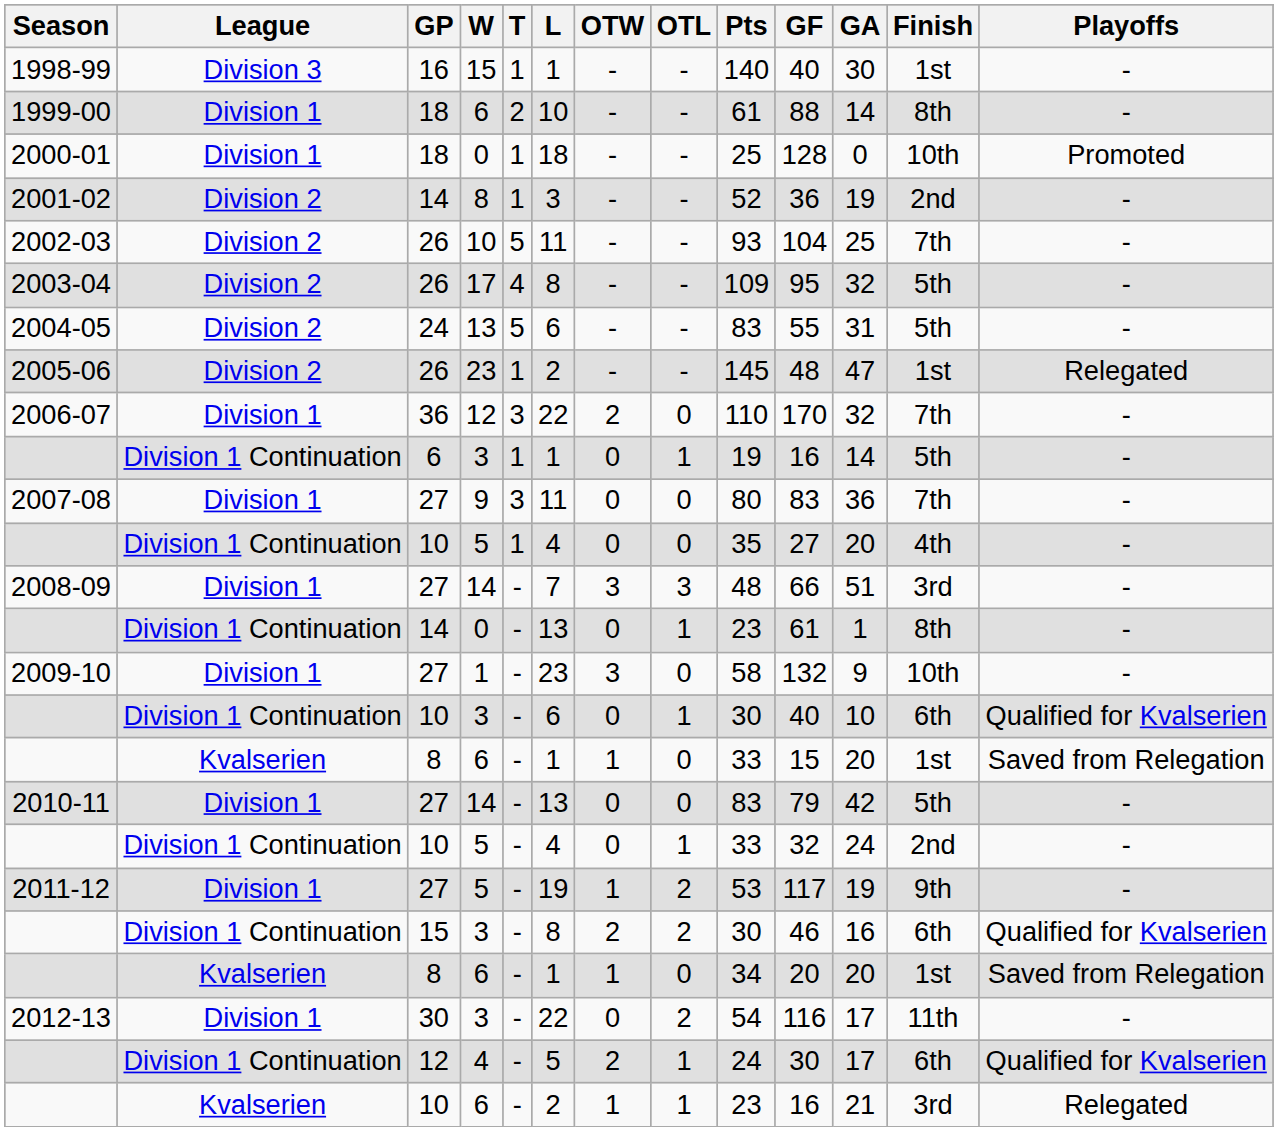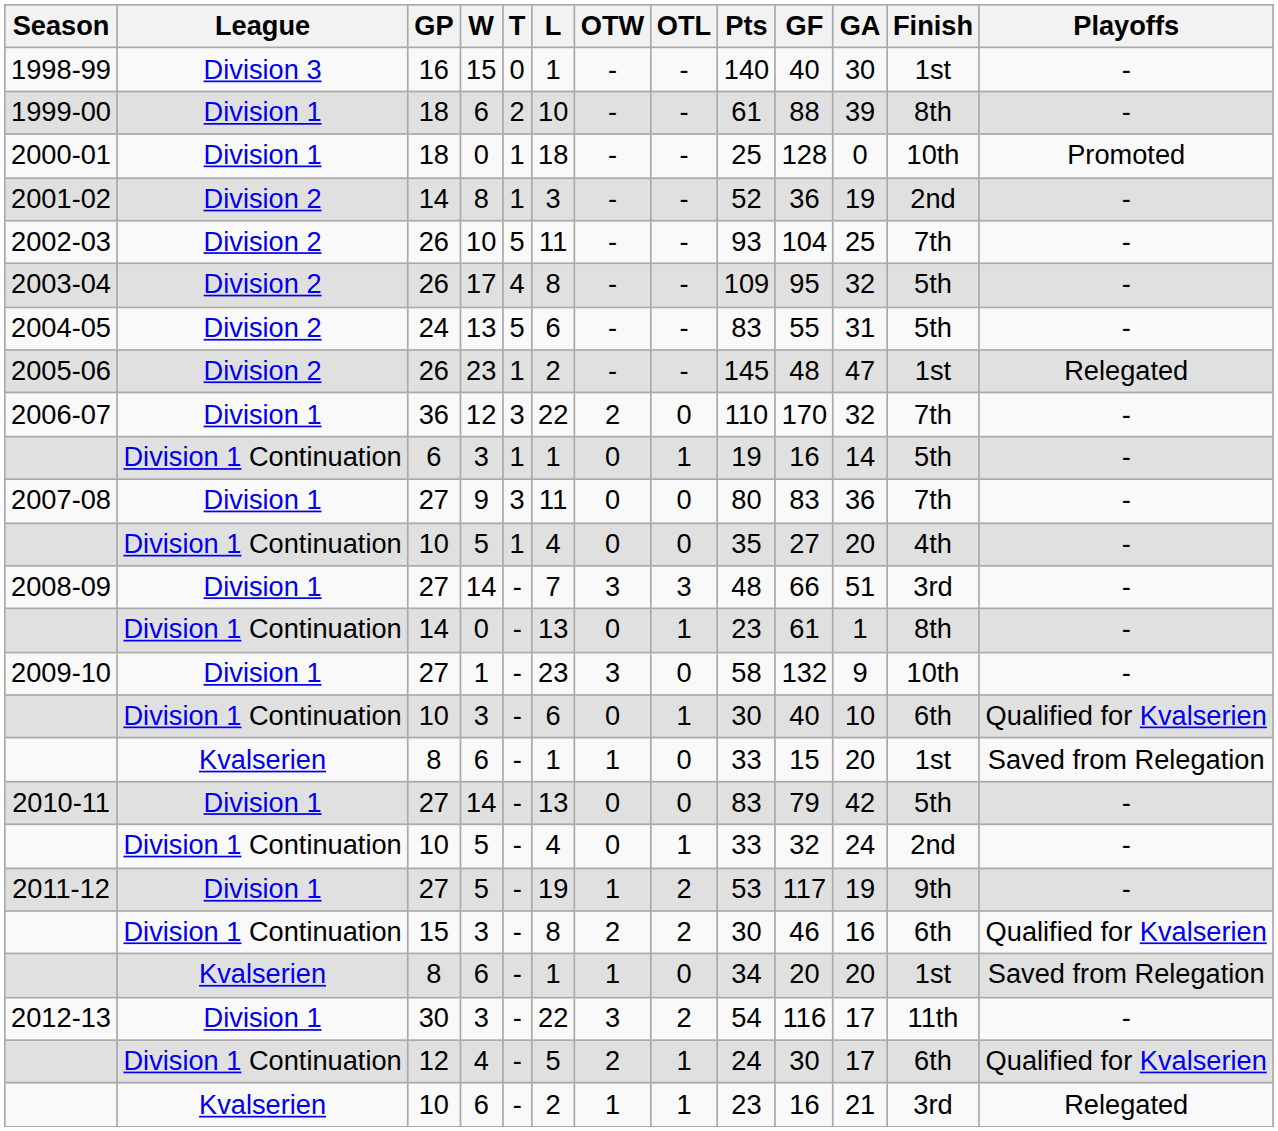(517, 69) 1 -> (517, 69) 0
(860, 112) 14 -> (860, 112) 39
(613, 1018) 0 -> (613, 1018) 3
